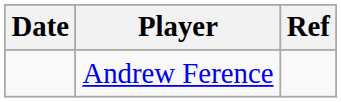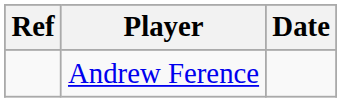columns swapped: (40, 27) <-> (308, 27)
